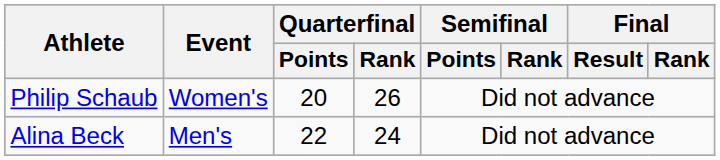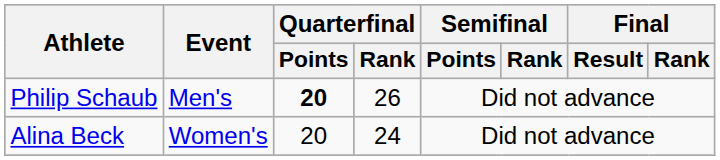(218, 98) Women's -> (200, 98) Men's
(314, 98) normal -> (314, 98) bold
(200, 136) Men's -> (218, 136) Women's
(314, 136) 22 -> (314, 136) 20
